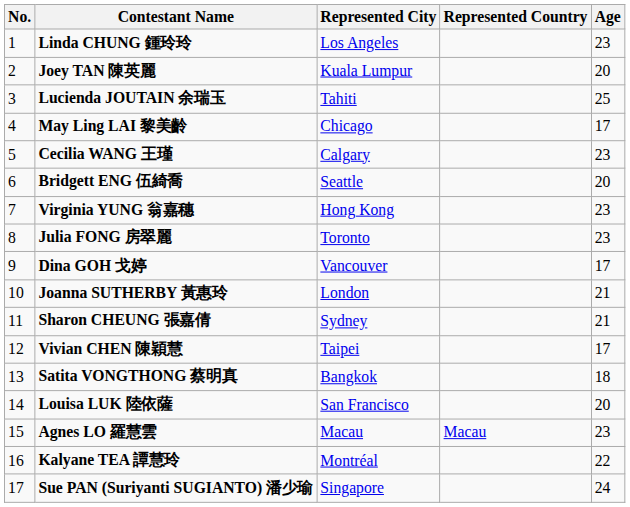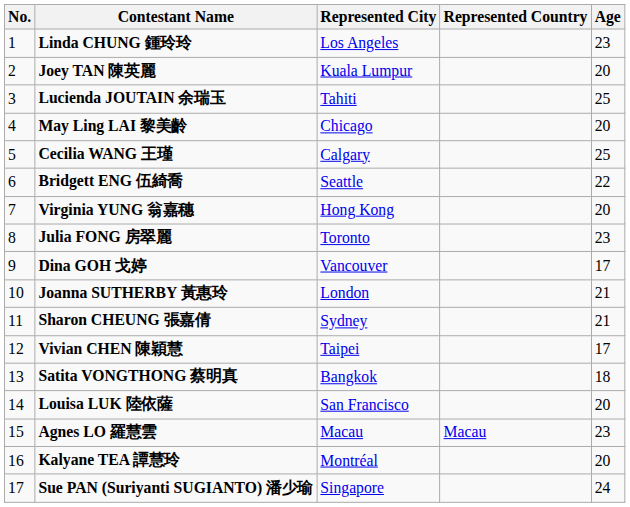(603, 126) 17 -> (603, 126) 20
(603, 154) 23 -> (603, 154) 25
(603, 182) 20 -> (603, 182) 22
(603, 210) 23 -> (603, 210) 20
(603, 460) 22 -> (603, 460) 20
